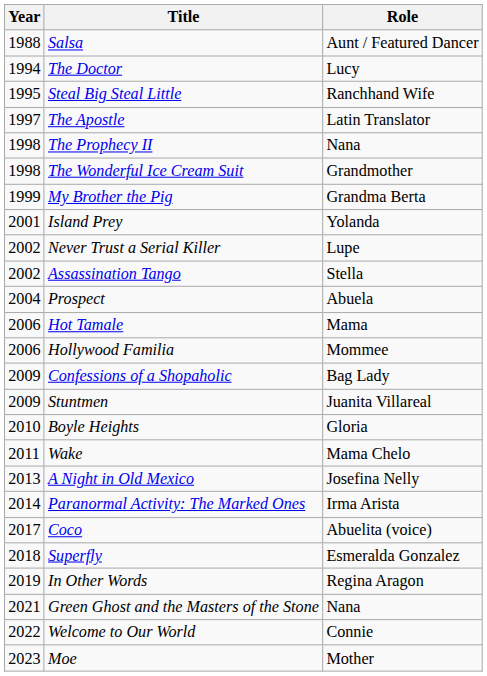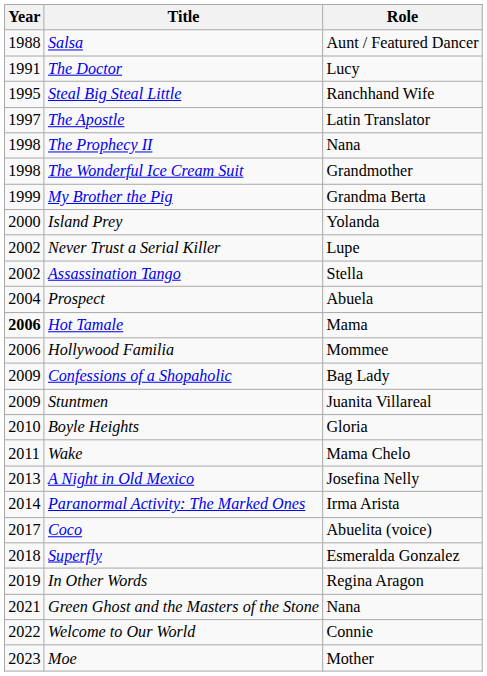(24, 68) 1994 -> (24, 68) 1991
(24, 222) 2001 -> (24, 222) 2000
(24, 324) normal -> (24, 324) bold
